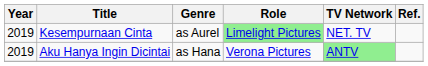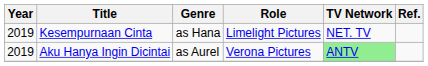(197, 33) as Aurel -> (198, 33) as Hana
(273, 33) lightgreen background -> (273, 33) no background
(198, 52) as Hana -> (197, 52) as Aurel
